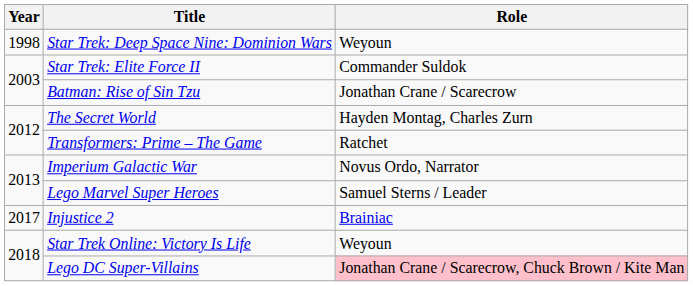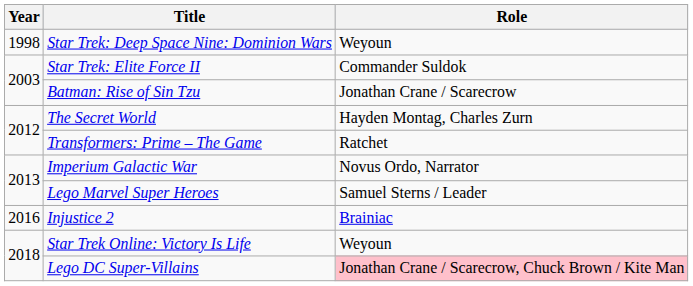(24, 218) 2017 -> (24, 218) 2016
